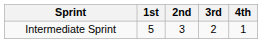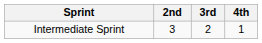- column: (151, 13)
